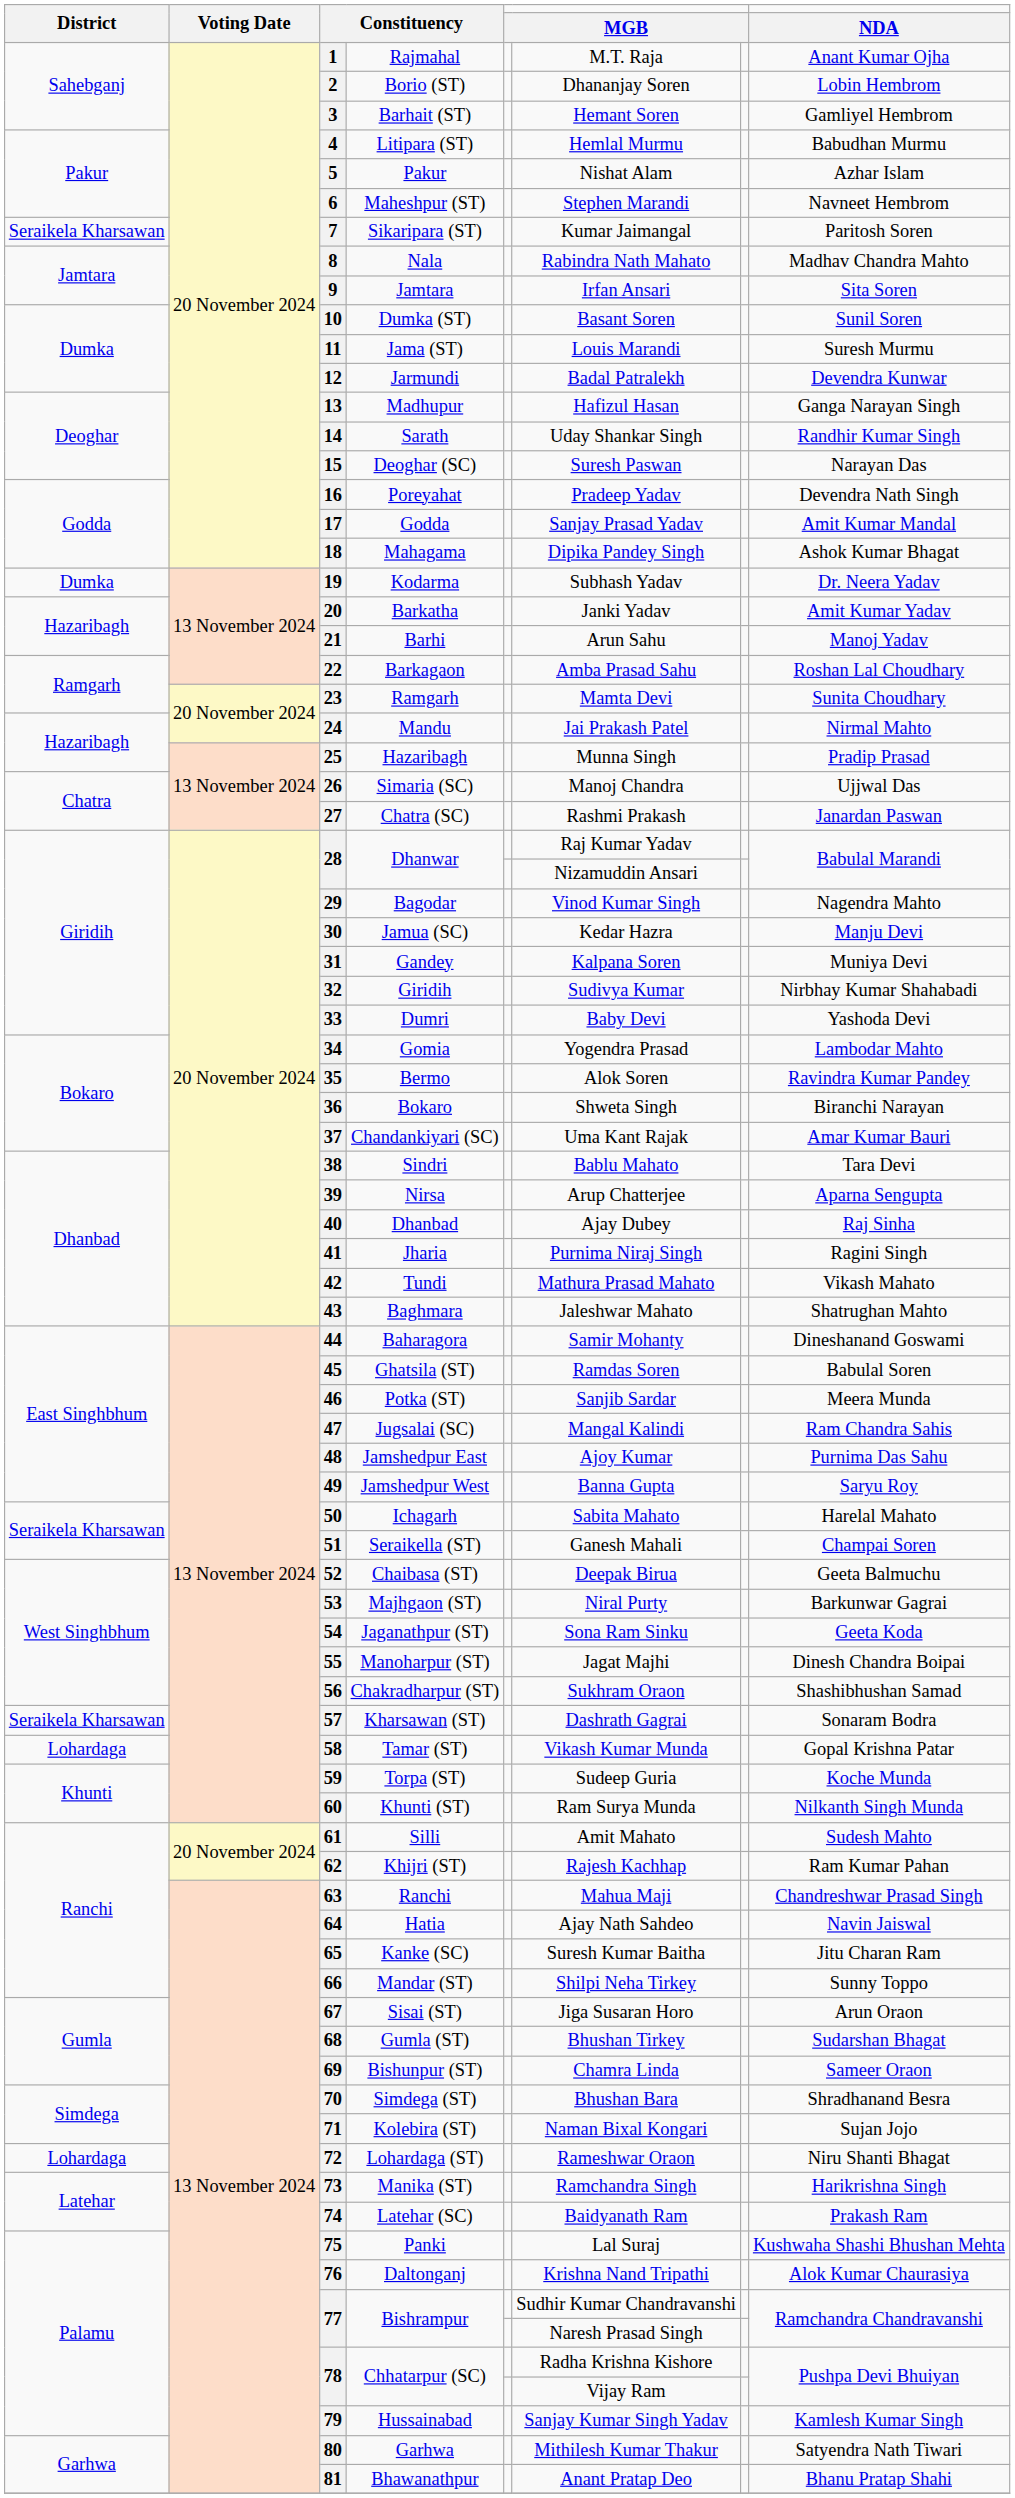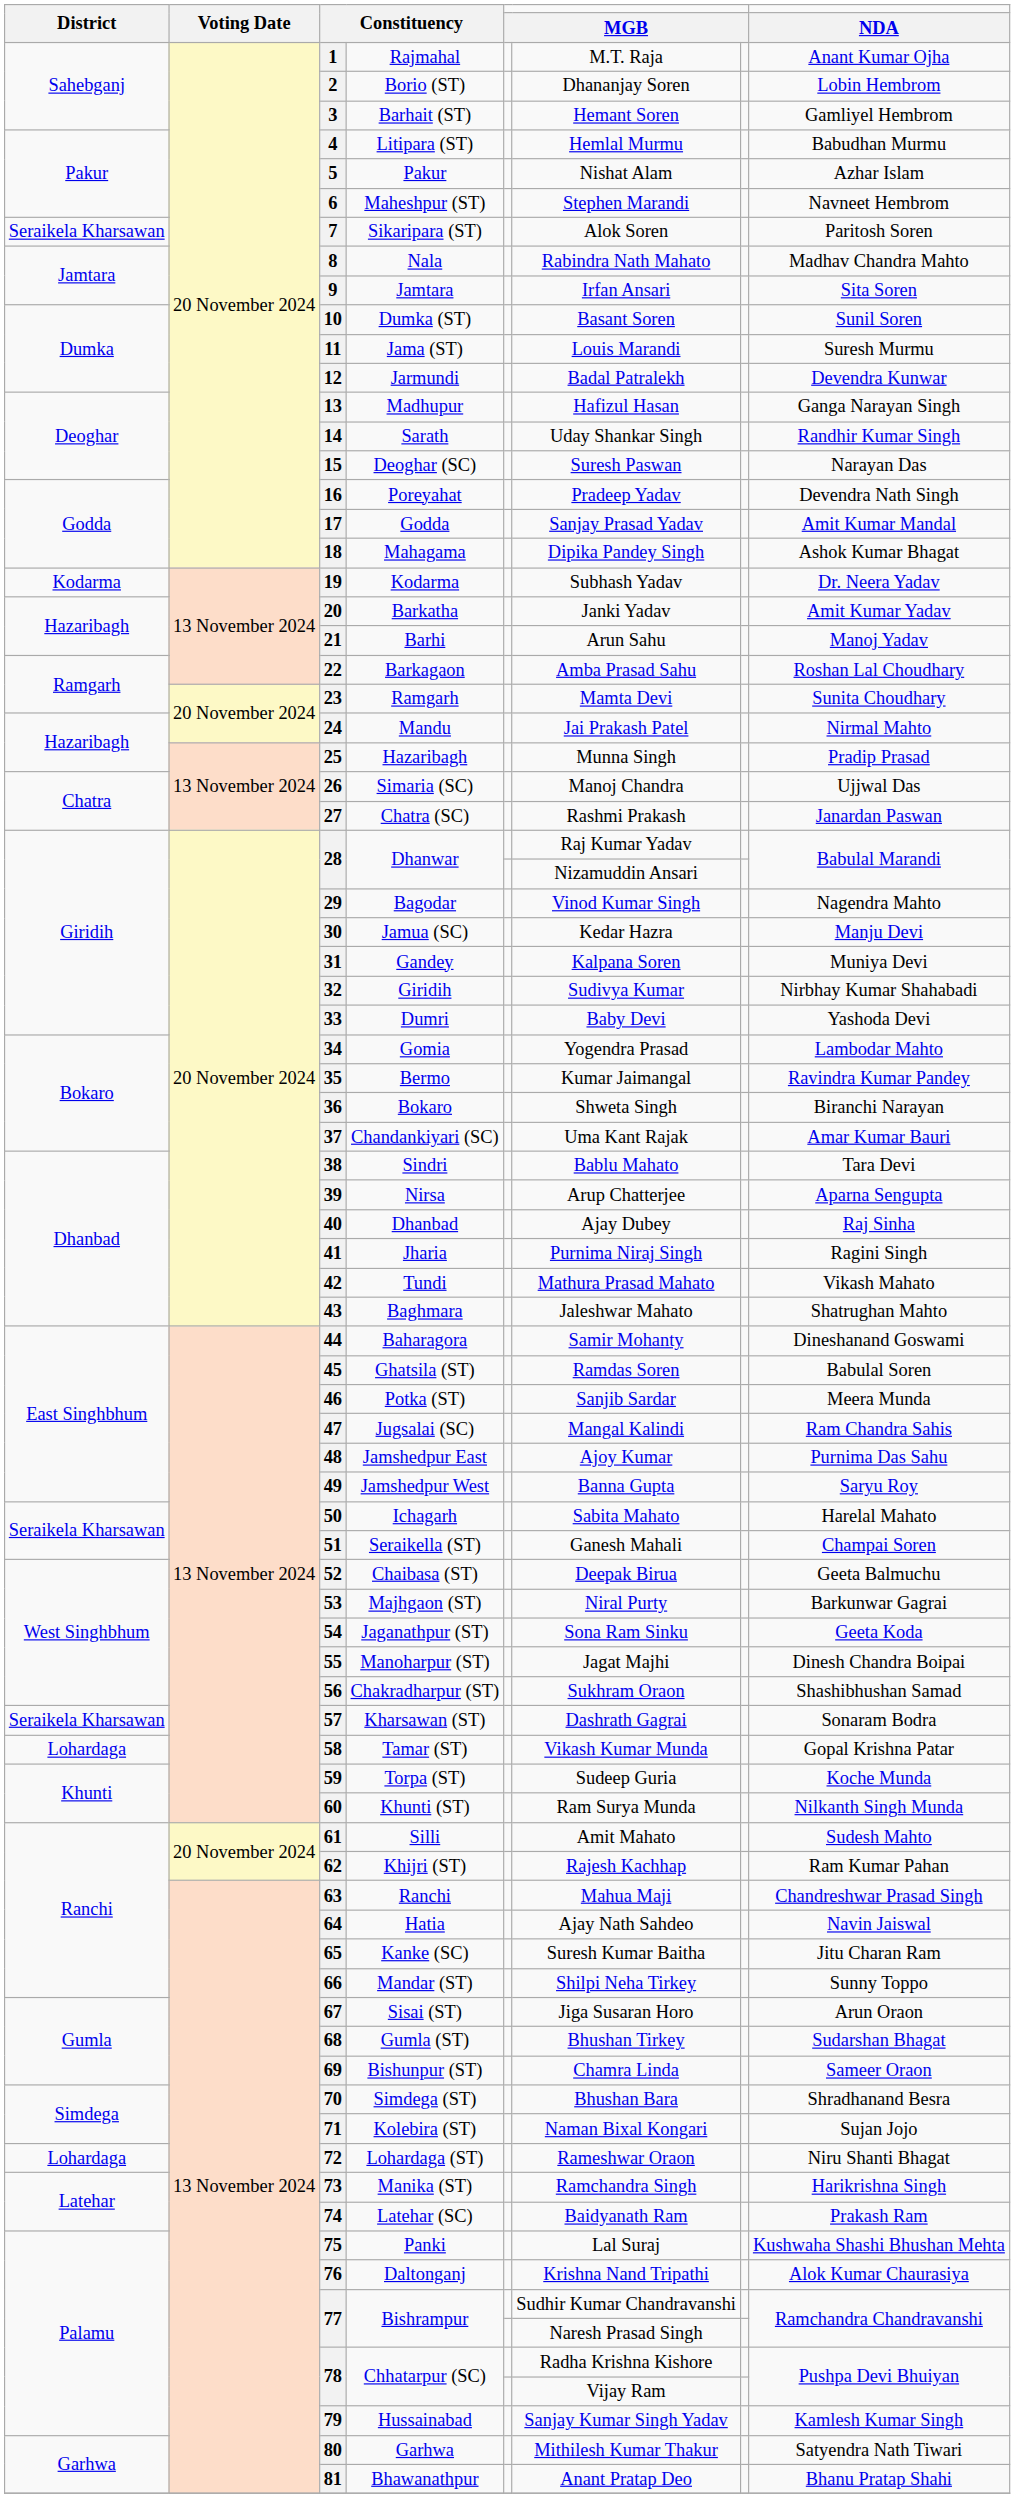(626, 231) Kumar Jaimangal -> (626, 231) Alok Soren
(87, 582) Dumka -> (87, 582) Kodarma
(626, 1078) Alok Soren -> (626, 1078) Kumar Jaimangal
